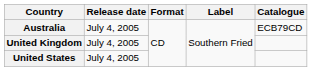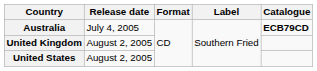(280, 27) normal -> (286, 27) bold
(113, 43) July 4, 2005 -> (119, 43) August 2, 2005
(113, 58) July 4, 2005 -> (119, 58) August 2, 2005
